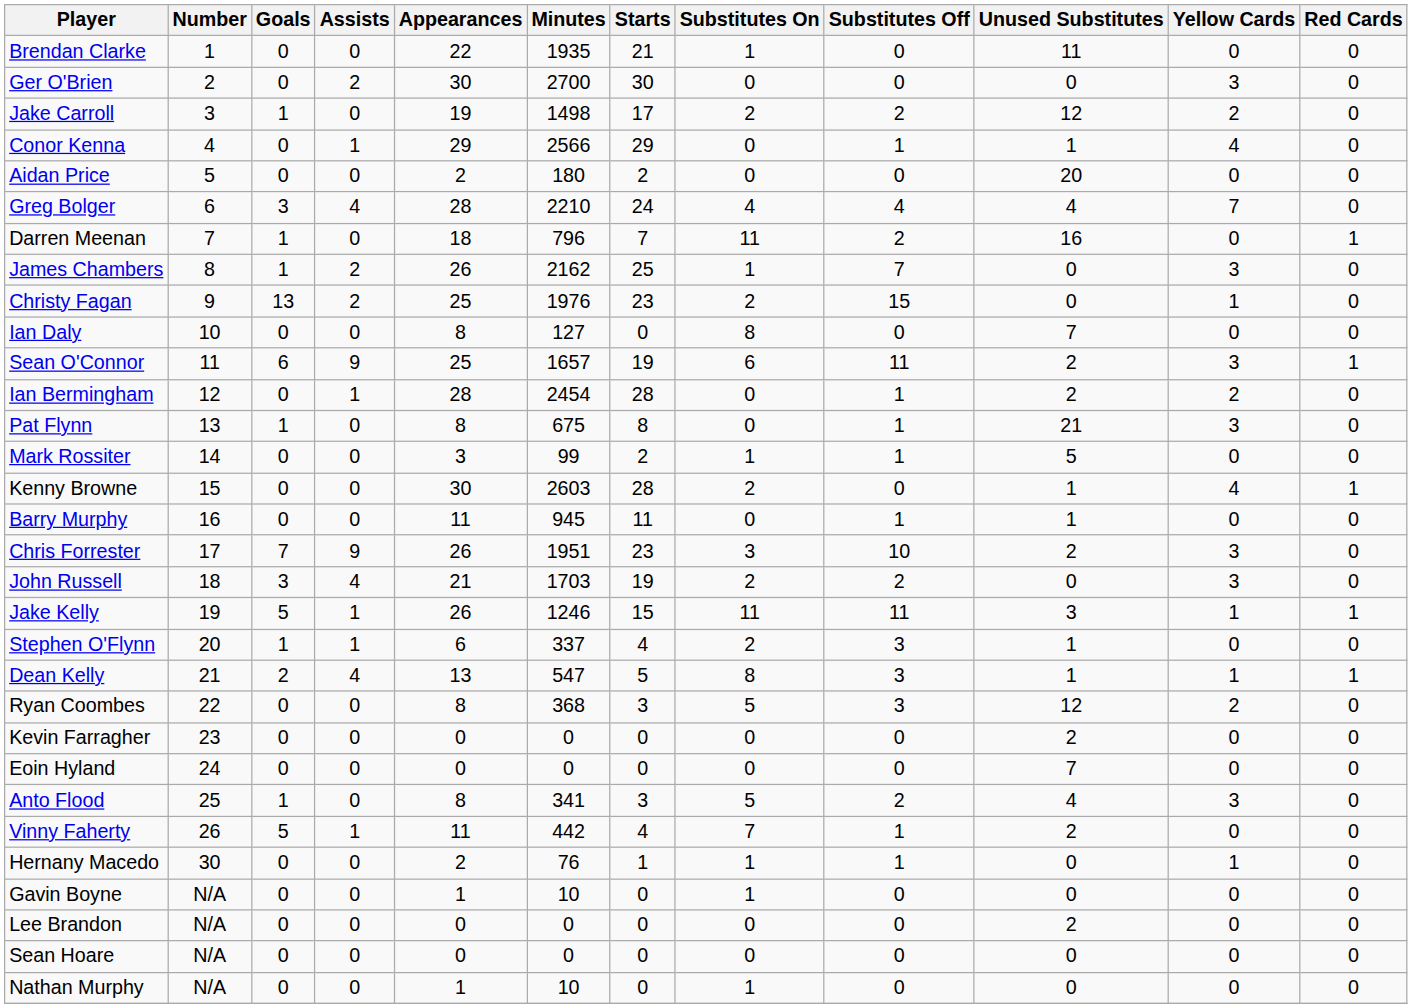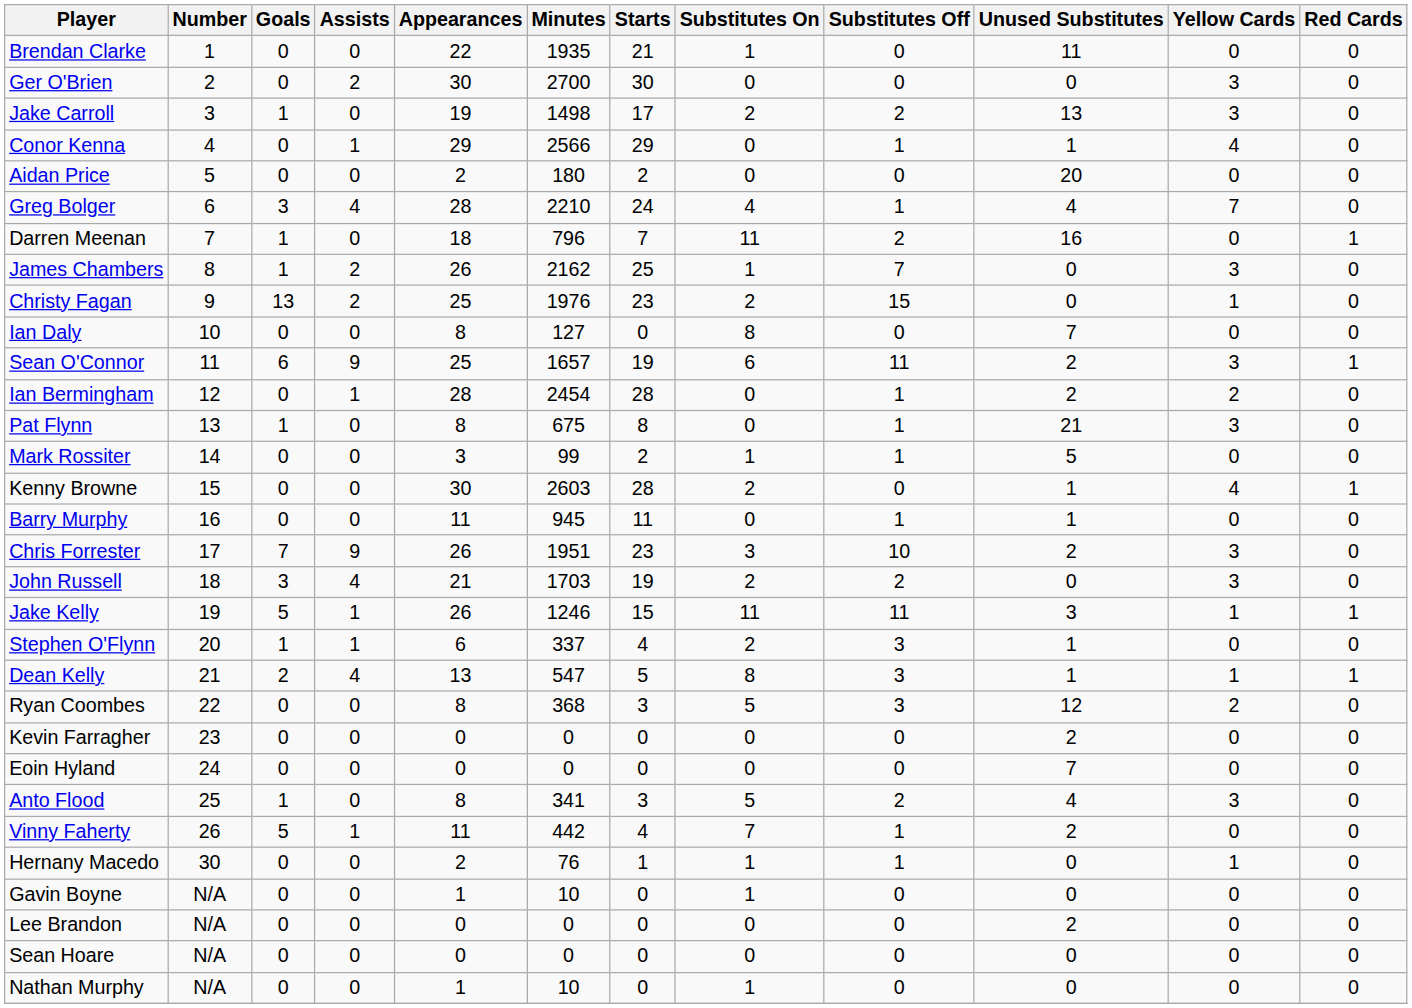(1071, 113) 12 -> (1071, 113) 13
(1234, 113) 2 -> (1234, 113) 3
(899, 207) 4 -> (899, 207) 1
